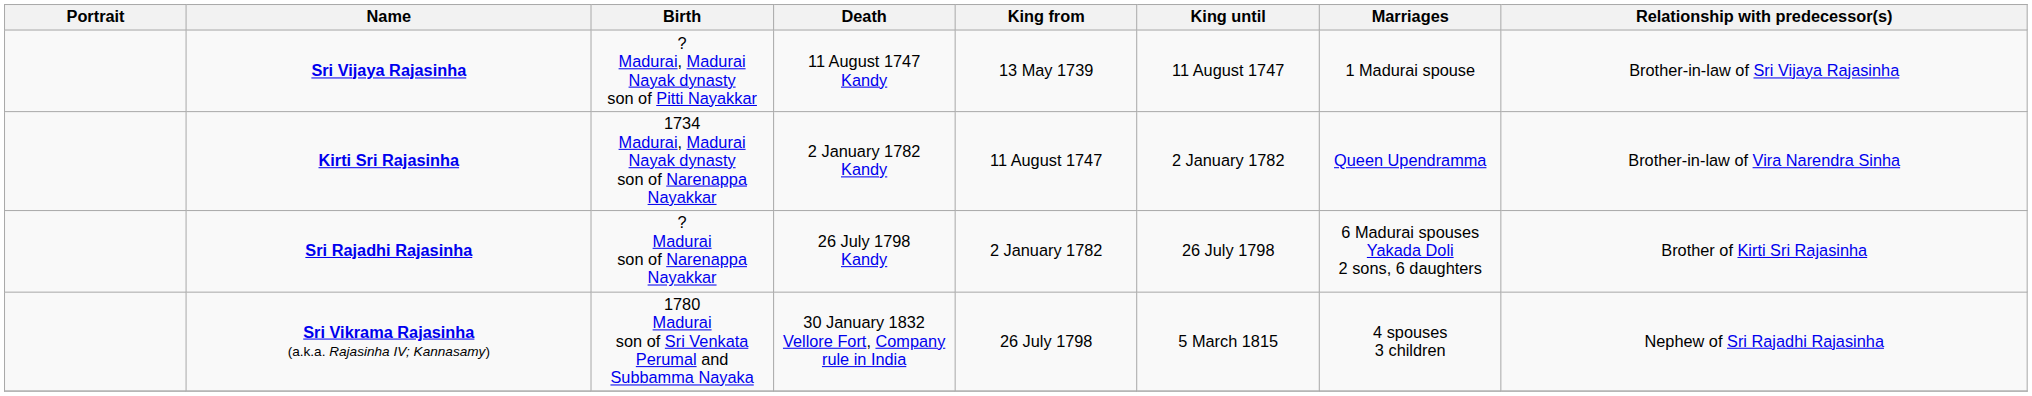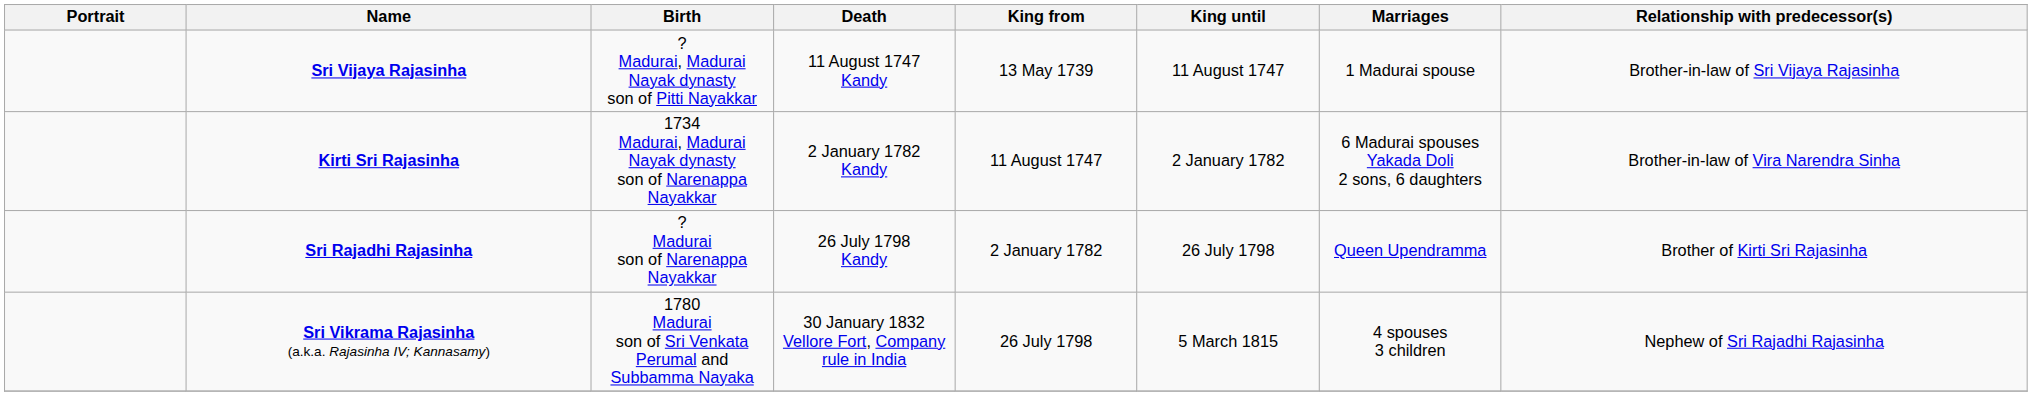(1410, 161) Queen Upendramma -> (1410, 161) 6 Madurai spouses Yakada Doli 2 sons, 6 daughters
(1410, 251) 6 Madurai spouses Yakada Doli 2 sons, 6 daughters -> (1410, 251) Queen Upendramma
